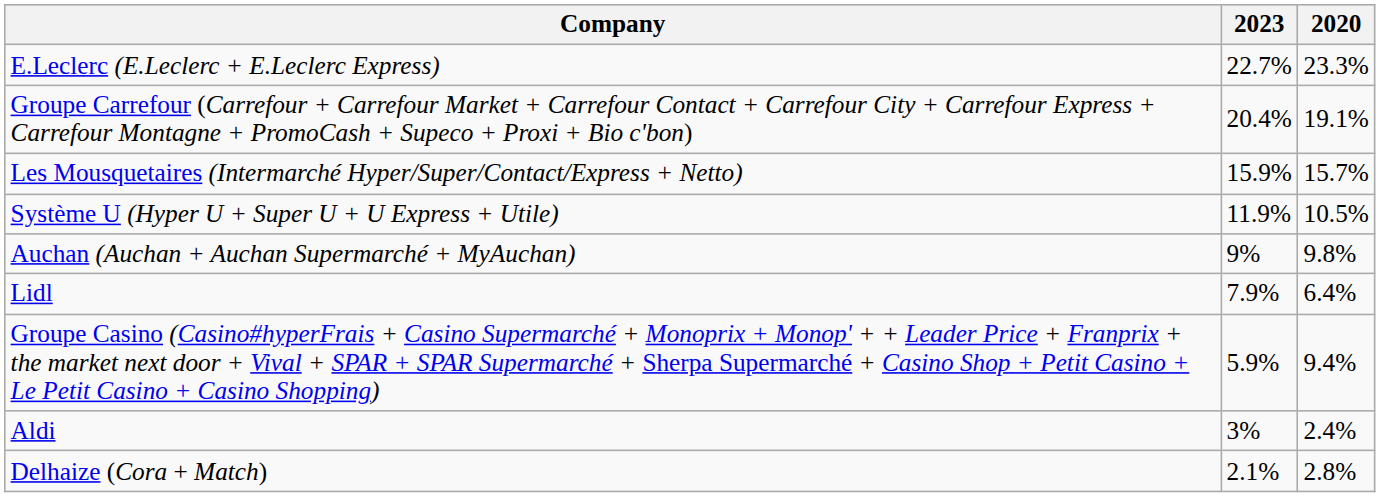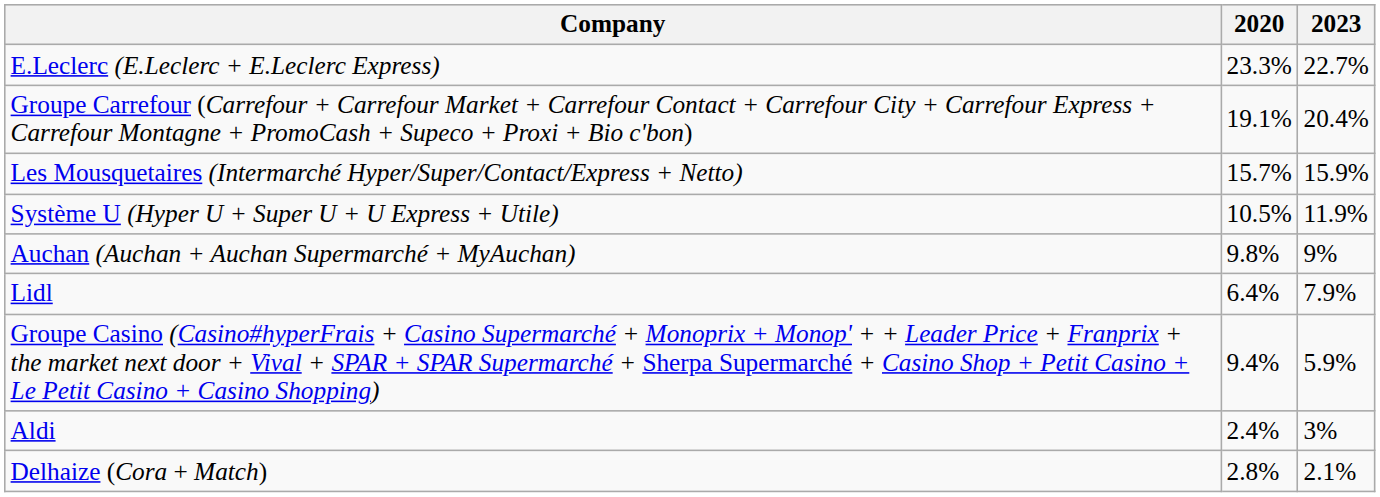columns swapped: (1336, 24) <-> (1259, 24)
